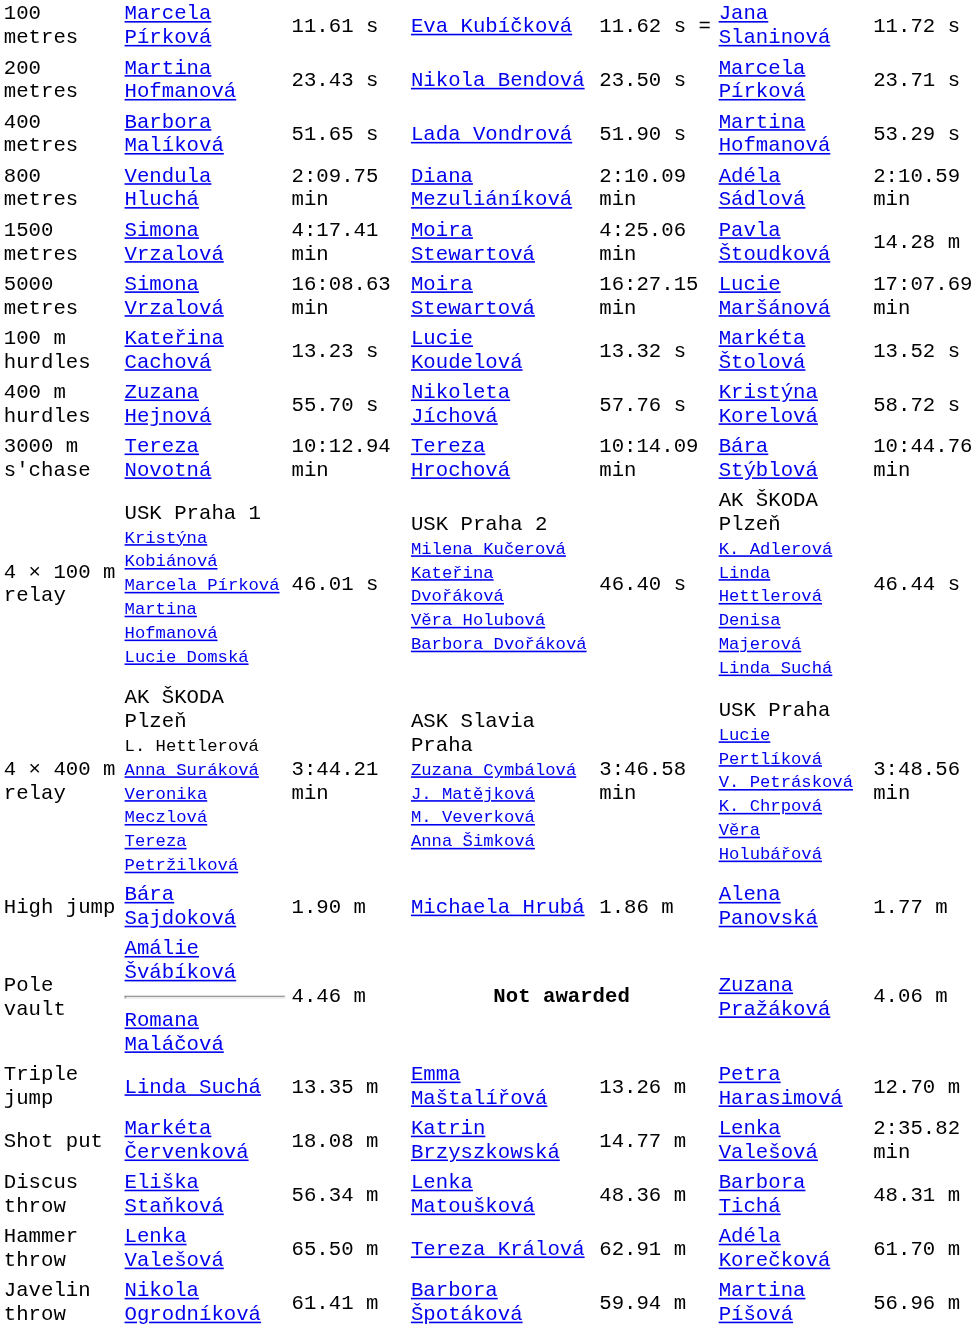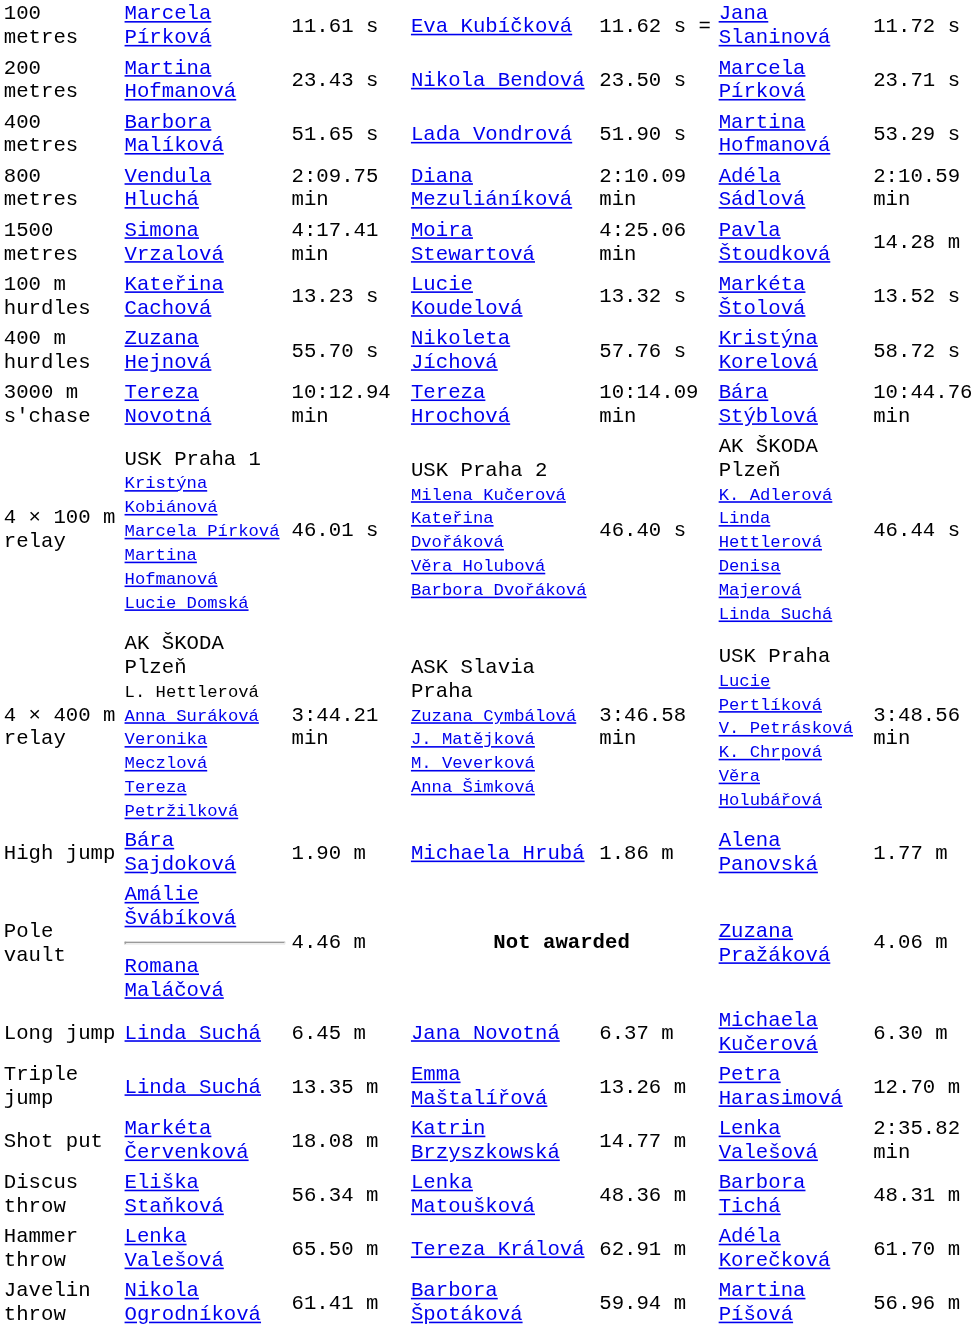- row: (41, 296)
+ row: (60, 1032)
